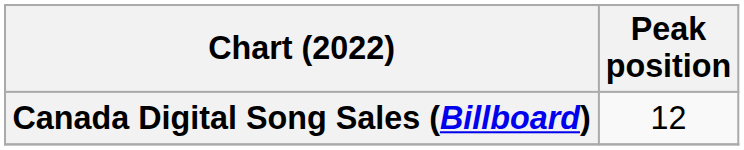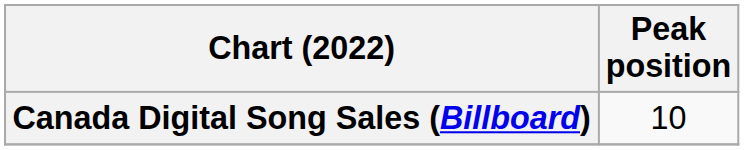(668, 117) 12 -> (668, 117) 10
